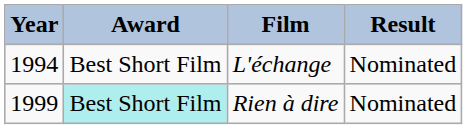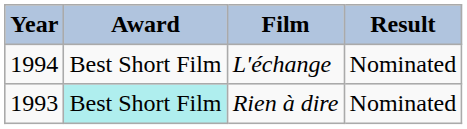(34, 103) 1999 -> (34, 103) 1993
